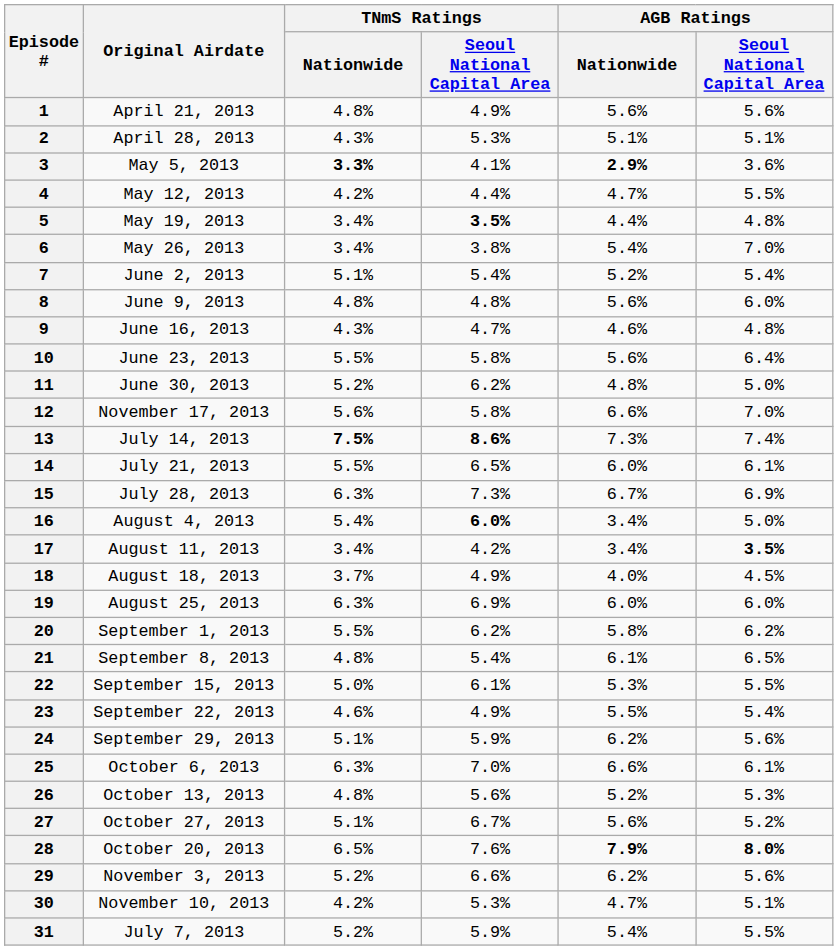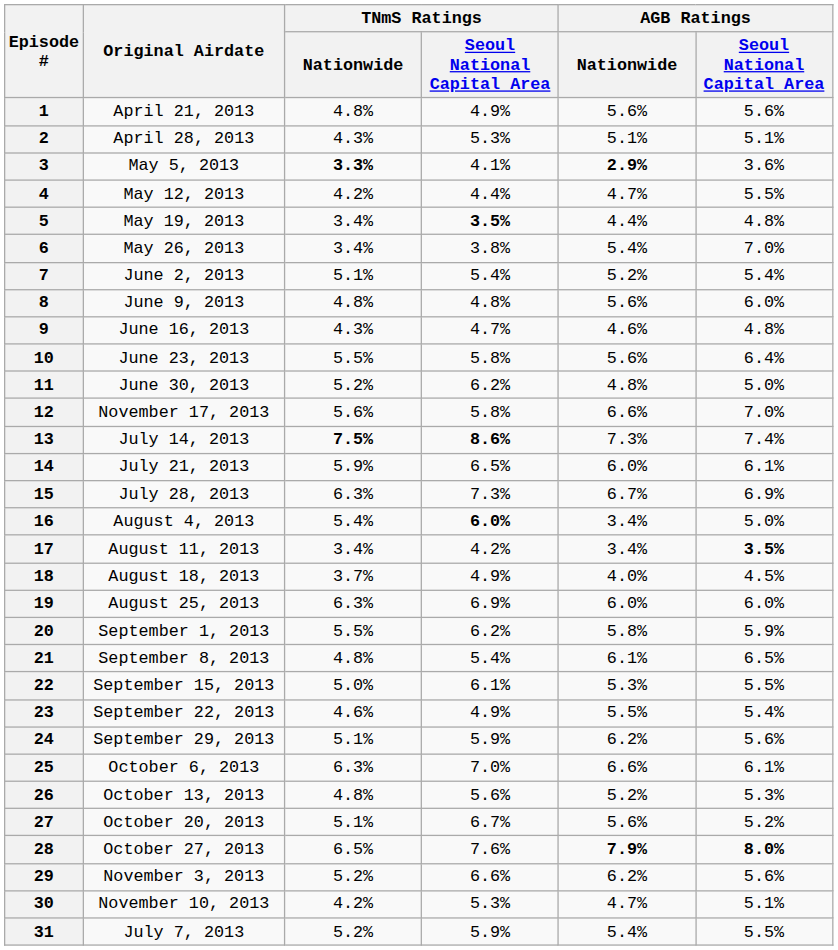(353, 467) 5.5% -> (353, 467) 5.9%
(764, 631) 6.2% -> (764, 631) 5.9%
(184, 822) October 27, 2013 -> (184, 822) October 20, 2013
(184, 850) October 20, 2013 -> (184, 850) October 27, 2013
